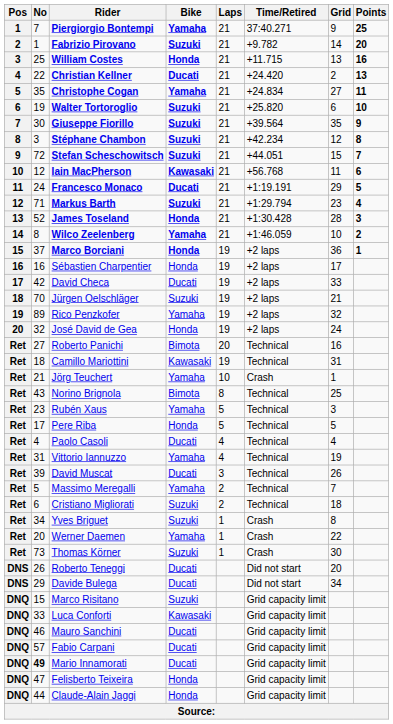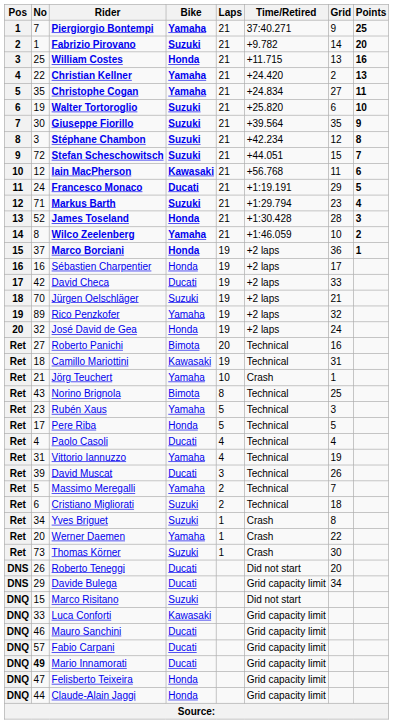(184, 76) Ducati -> (187, 76) Yamaha
(274, 584) Did not start -> (286, 584) Grid capacity limit
(286, 600) Grid capacity limit -> (274, 600) Did not start
